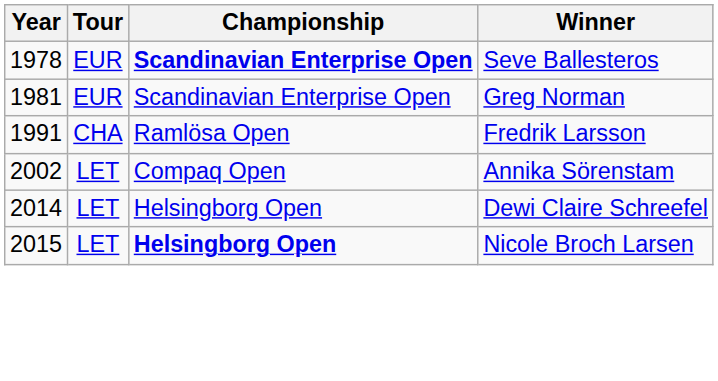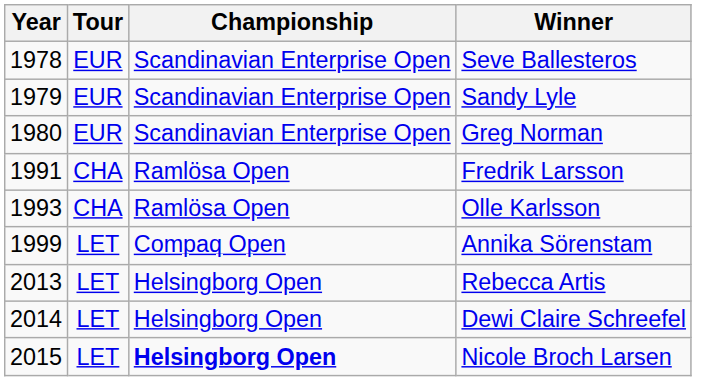(303, 60) bold -> (292, 60) normal
+ row: (519, 97)
(36, 97) 1981 -> (36, 134) 1980
+ row: (531, 208)
(36, 171) 2002 -> (36, 245) 1999
+ row: (533, 282)
